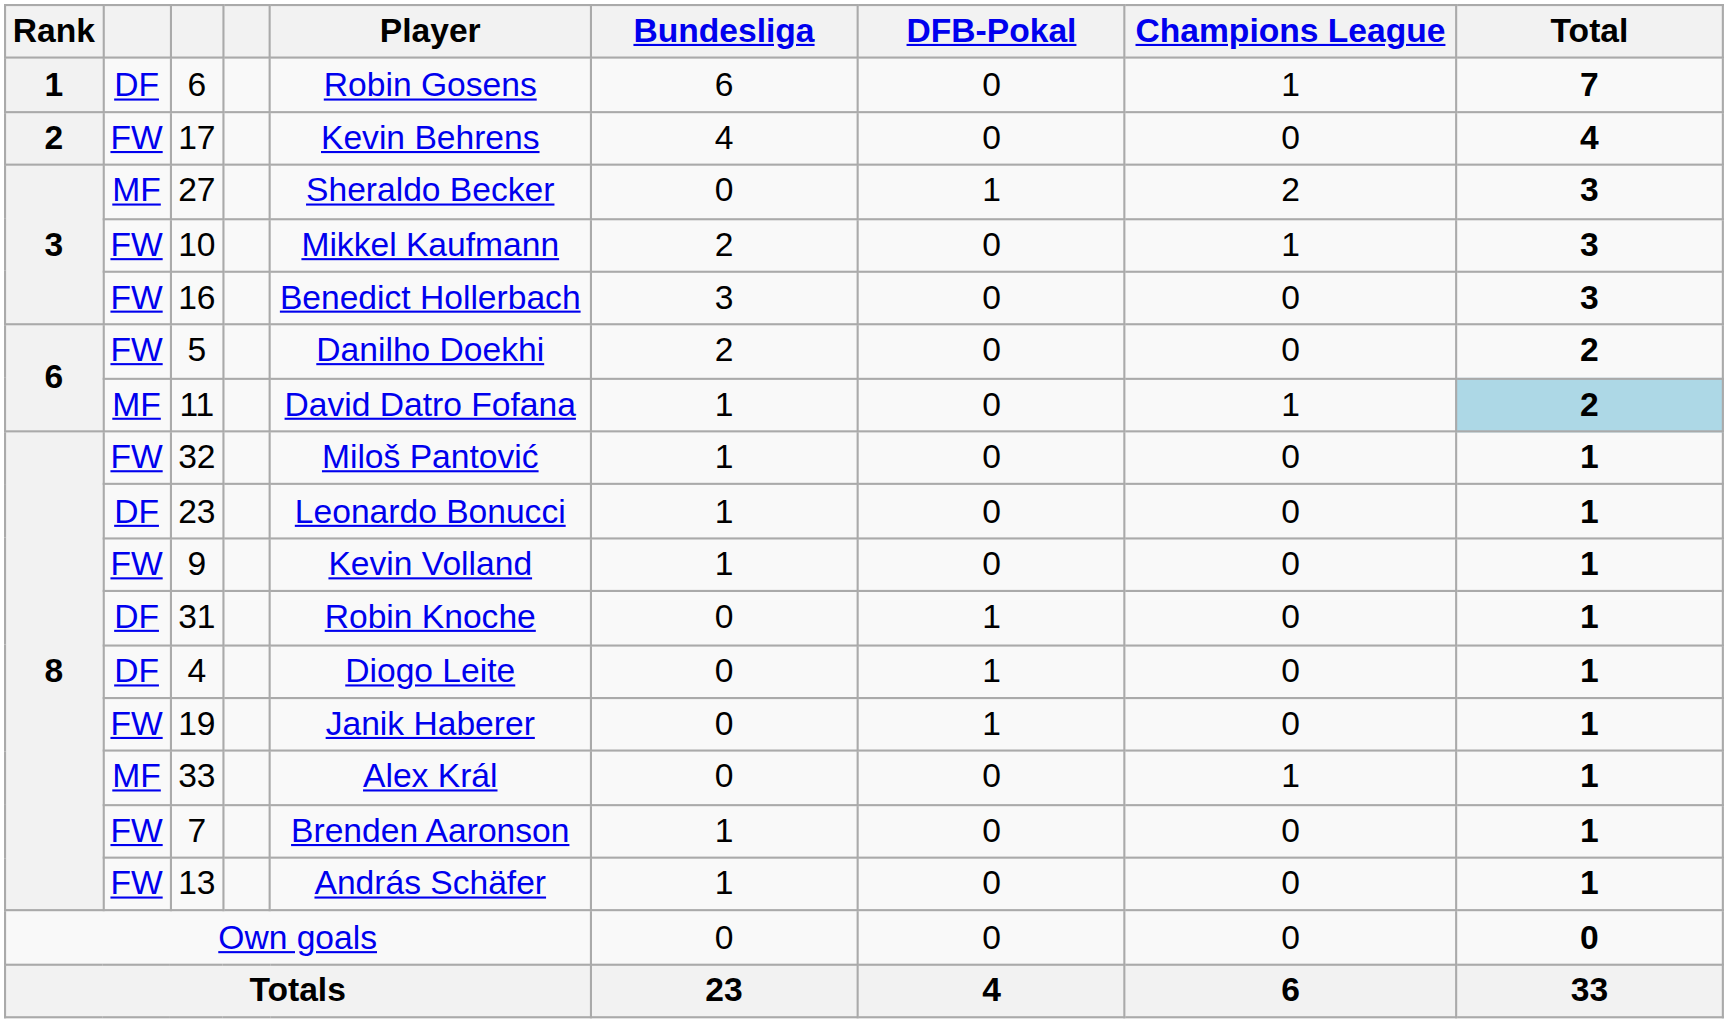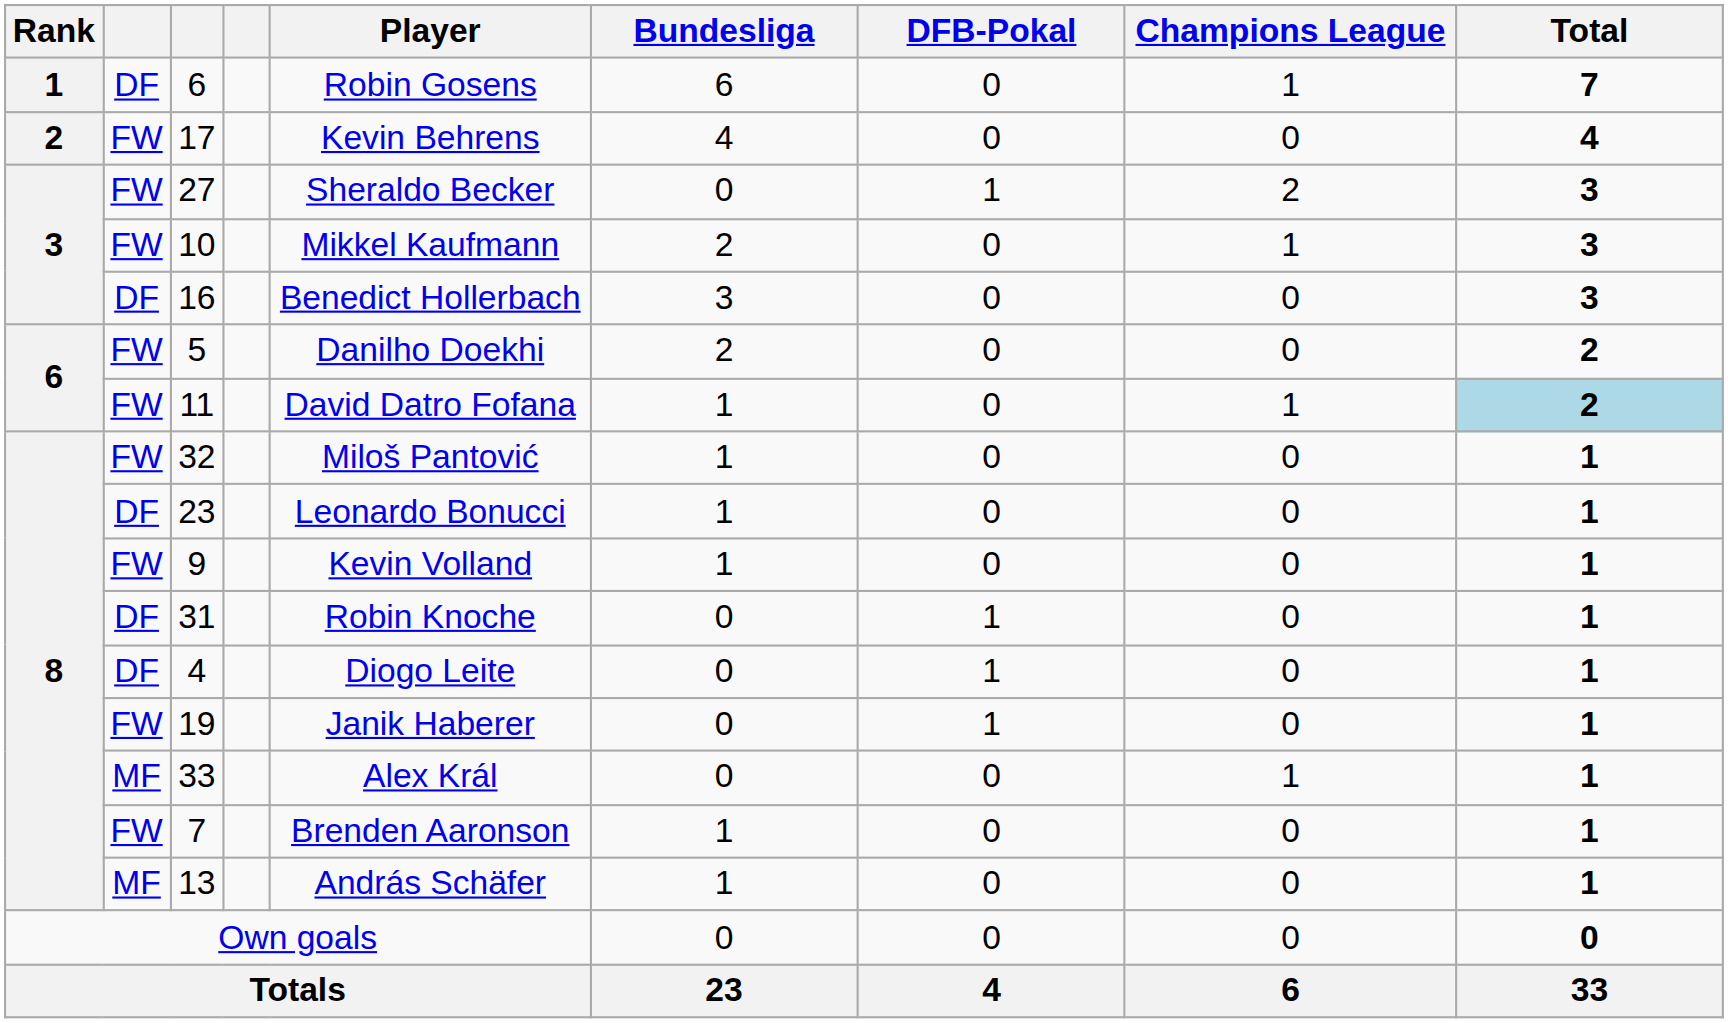(137, 191) MF -> (137, 191) FW
(137, 297) FW -> (137, 297) DF
(137, 404) MF -> (137, 404) FW
(137, 883) FW -> (137, 883) MF
